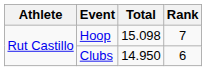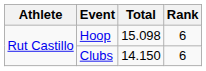(183, 36) 7 -> (183, 36) 6
(141, 56) 14.950 -> (141, 56) 14.150
